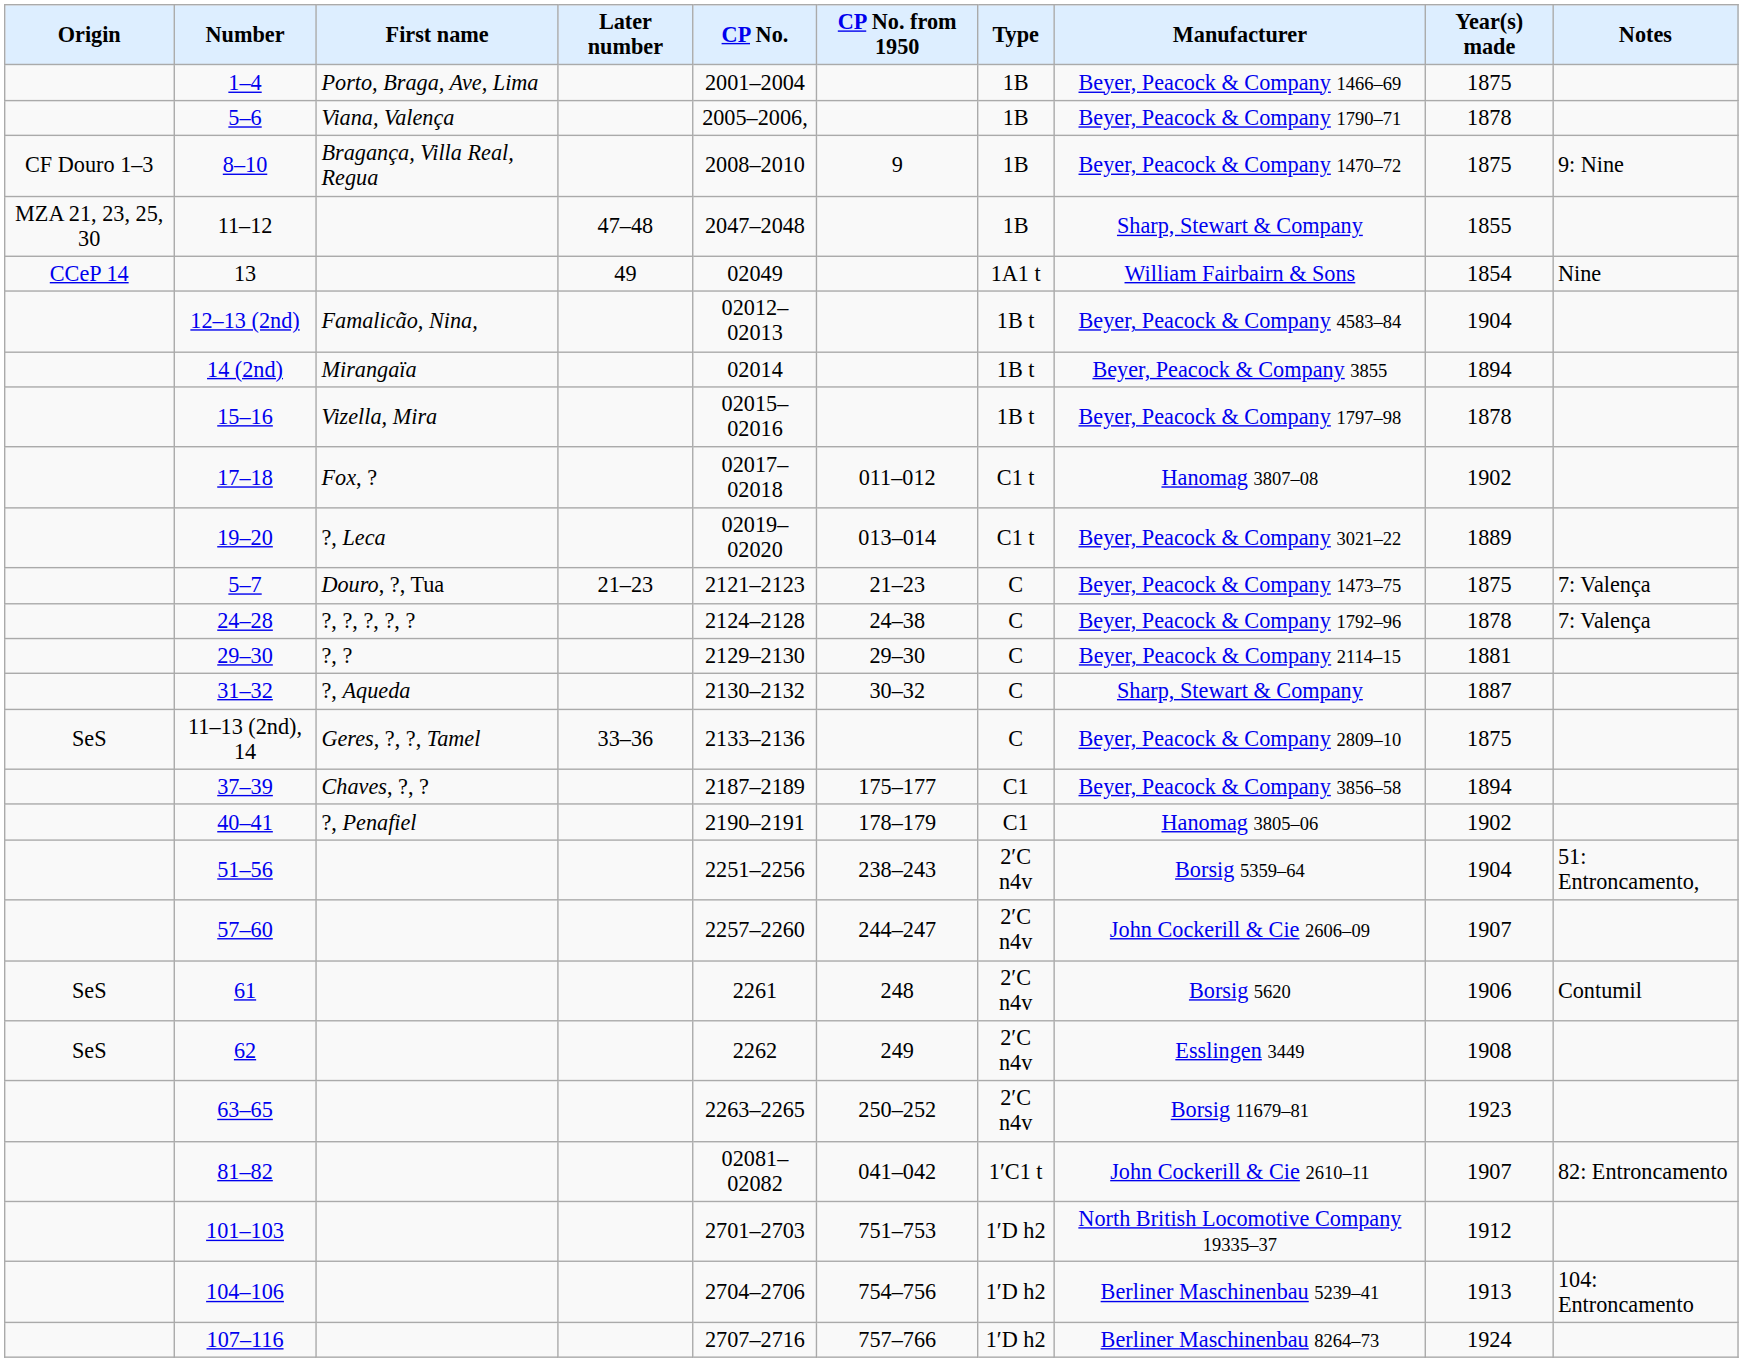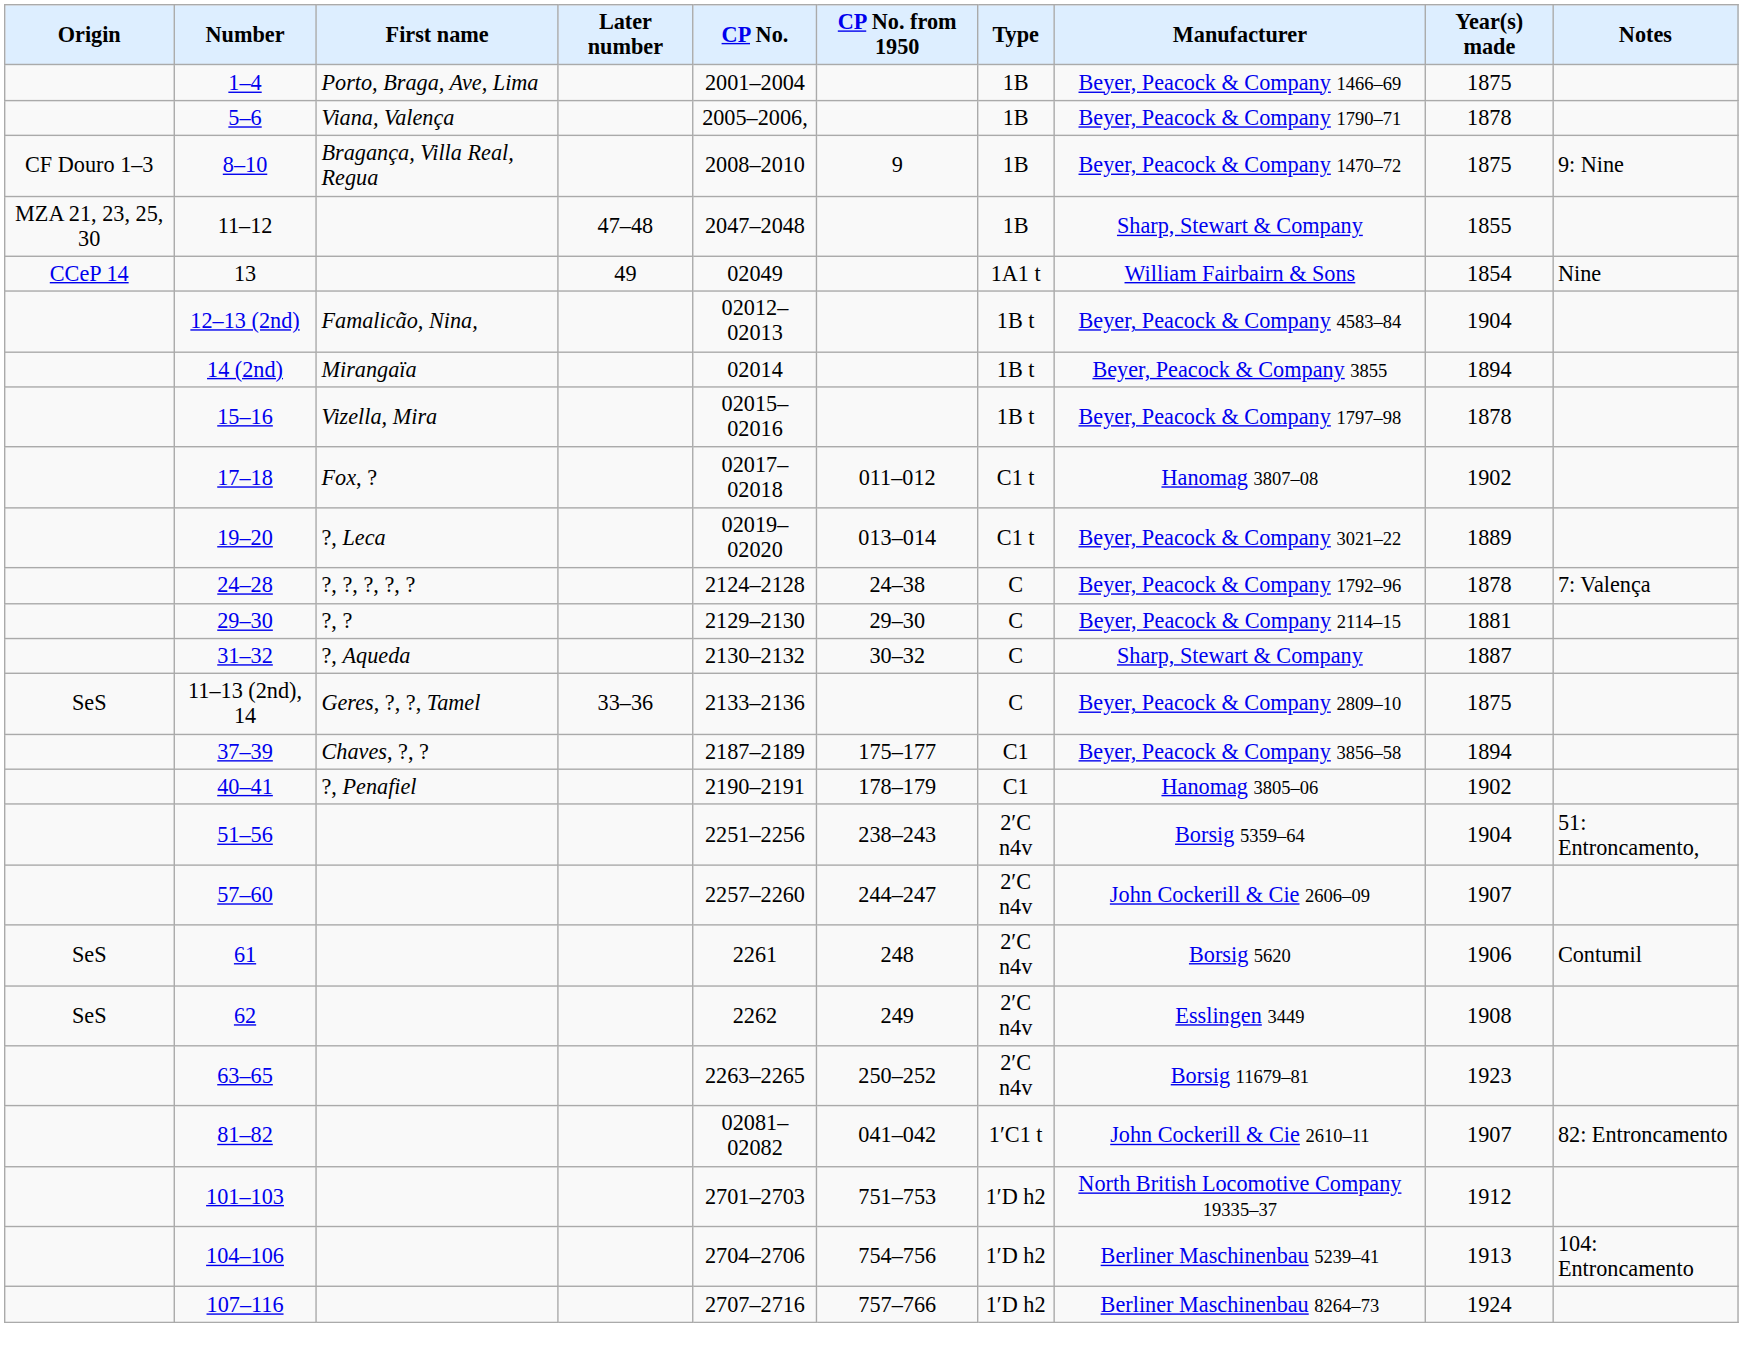- row: (245, 585)
